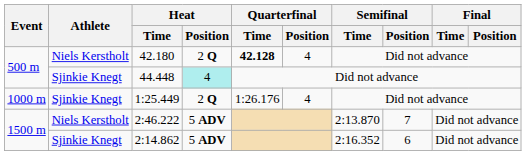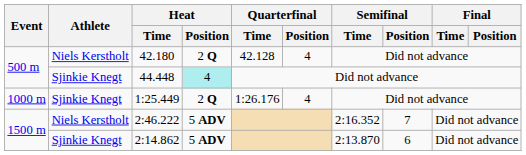(257, 57) bold -> (257, 57) normal
(357, 119) 2:13.870 -> (357, 119) 2:16.352
(357, 140) 2:16.352 -> (357, 140) 2:13.870
